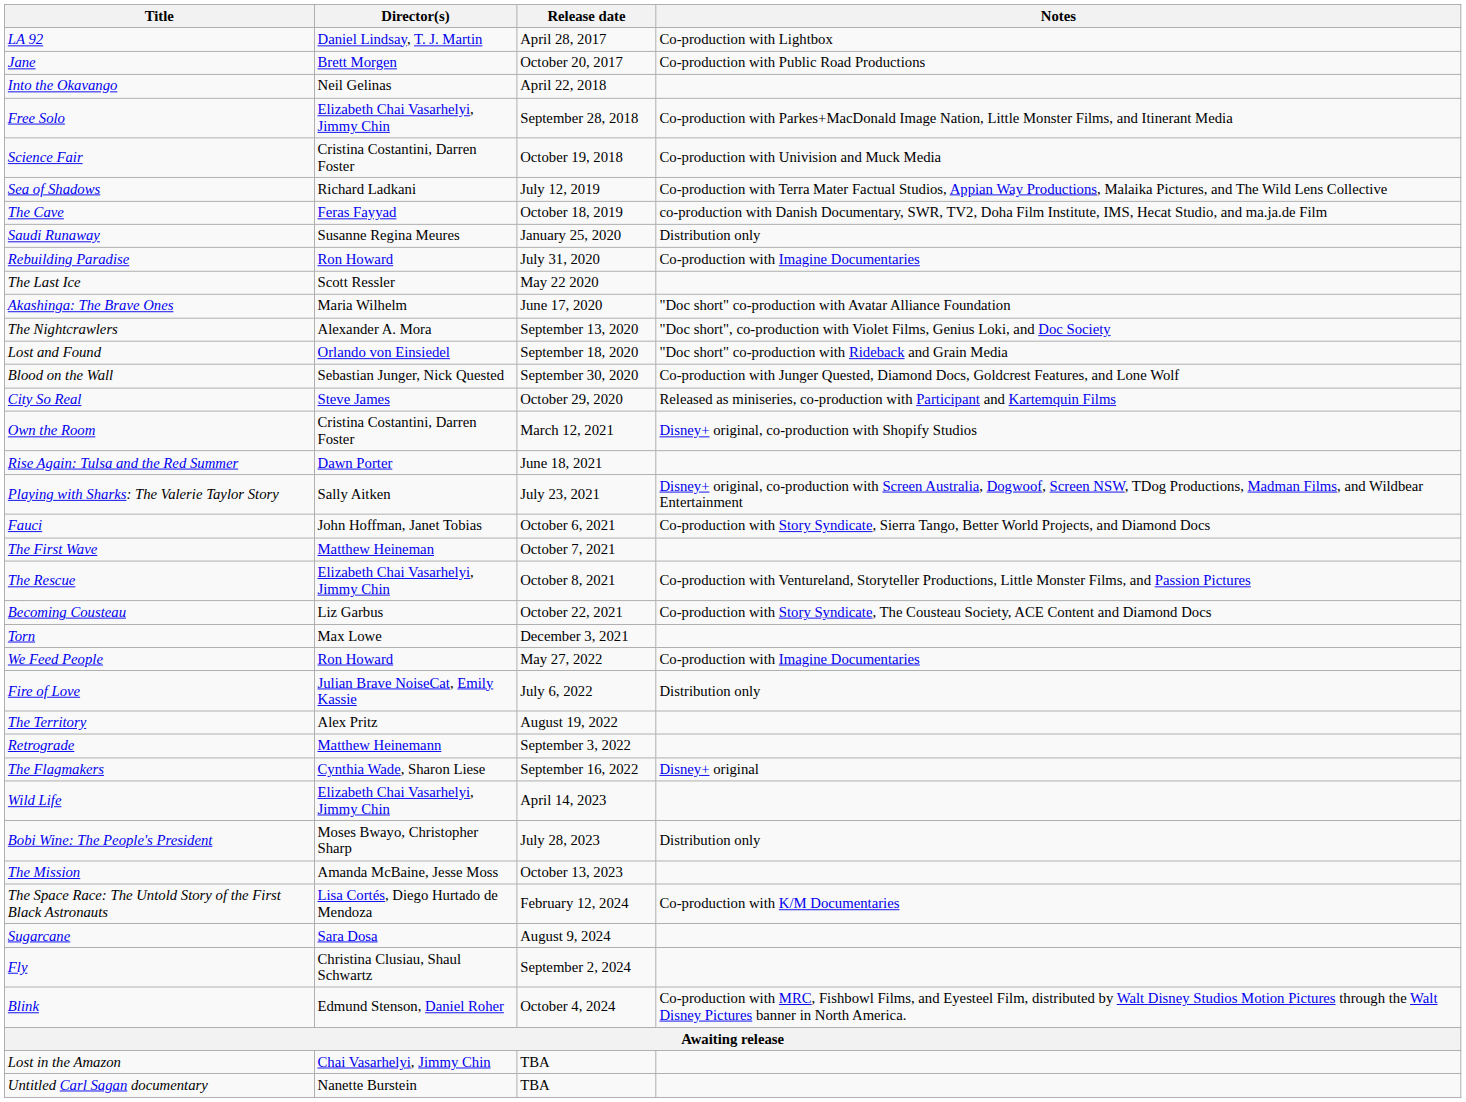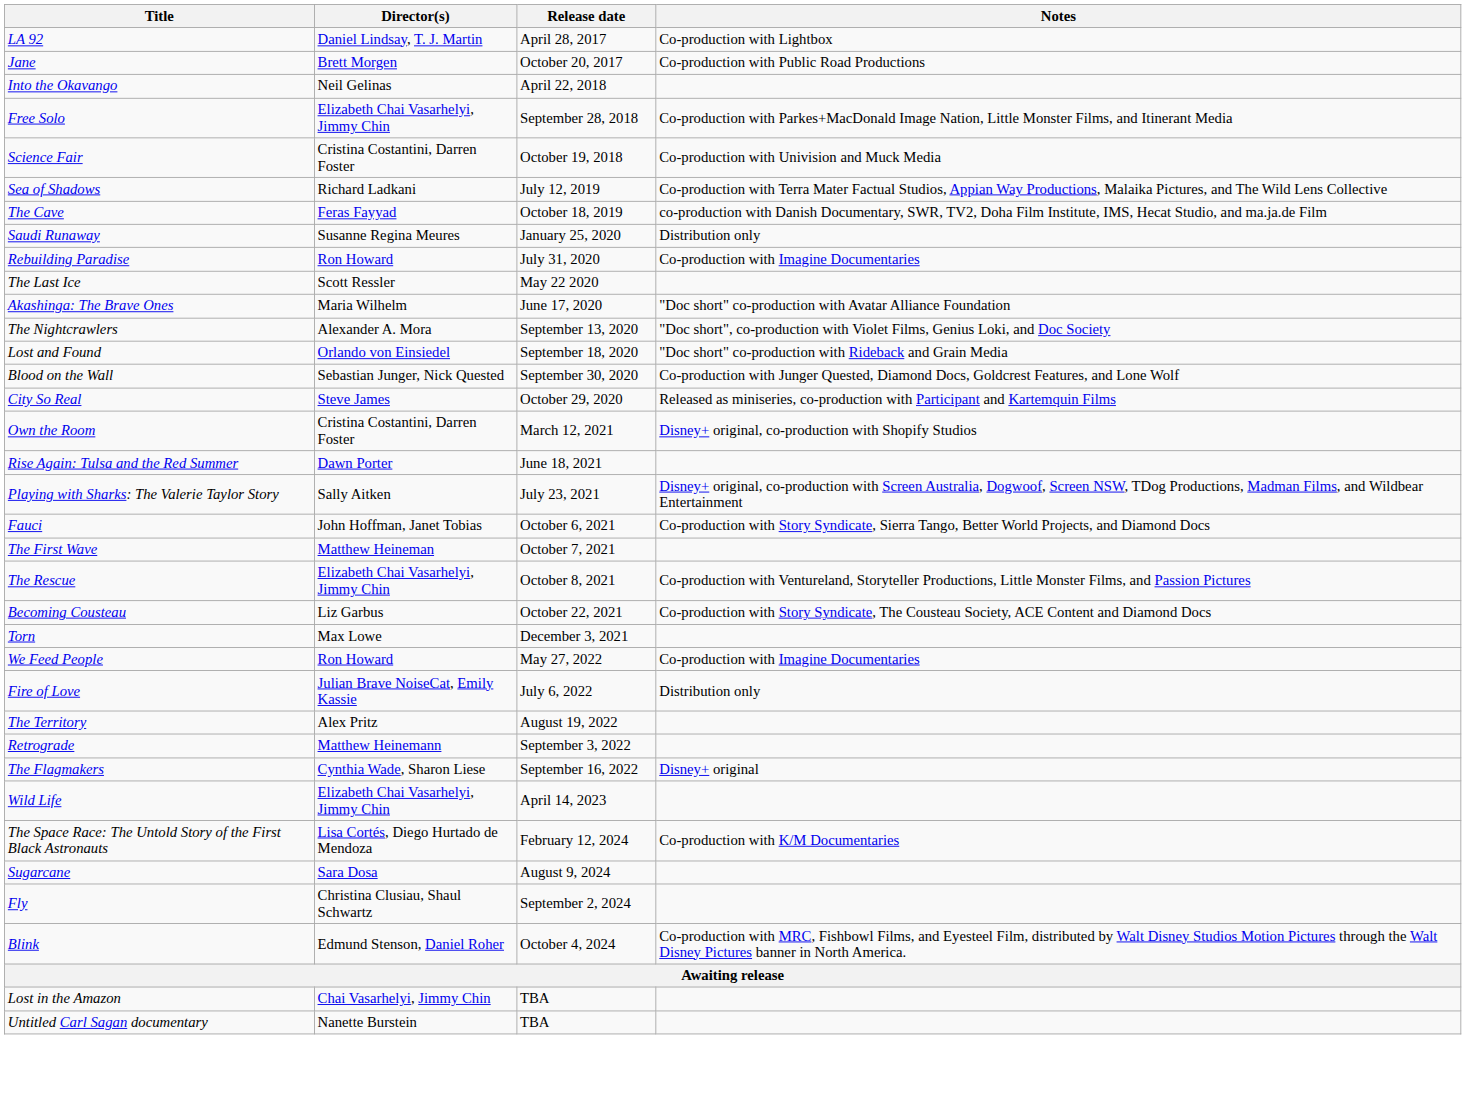- row: (110, 840)
- row: (44, 872)
